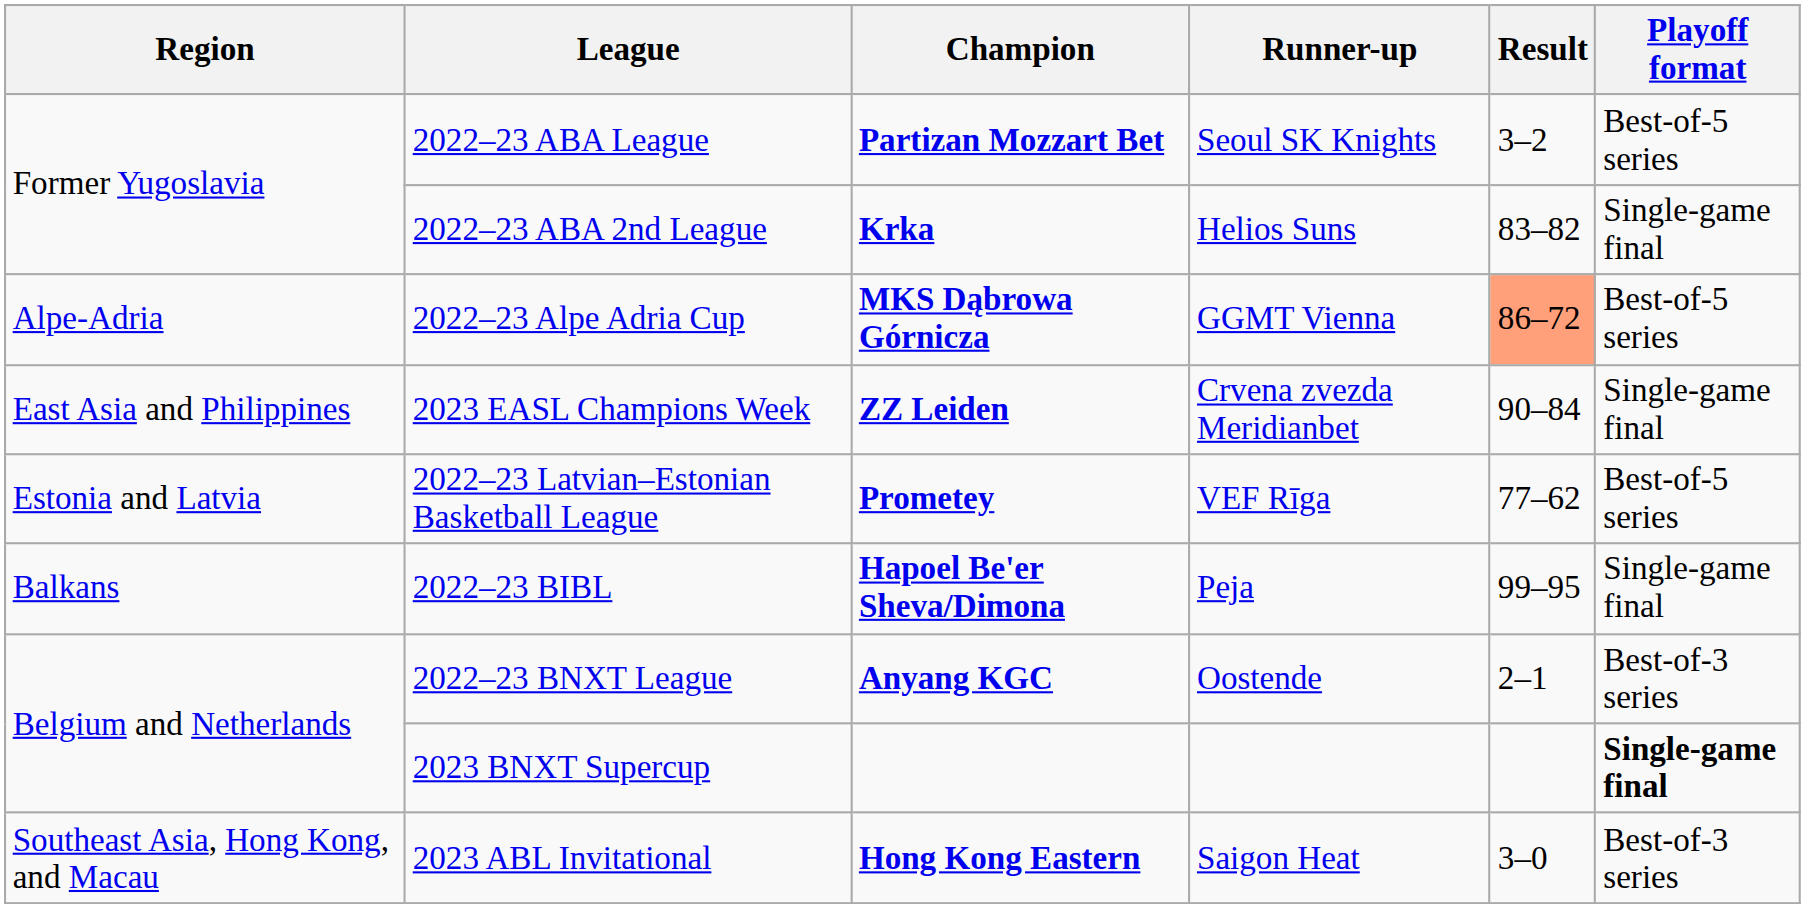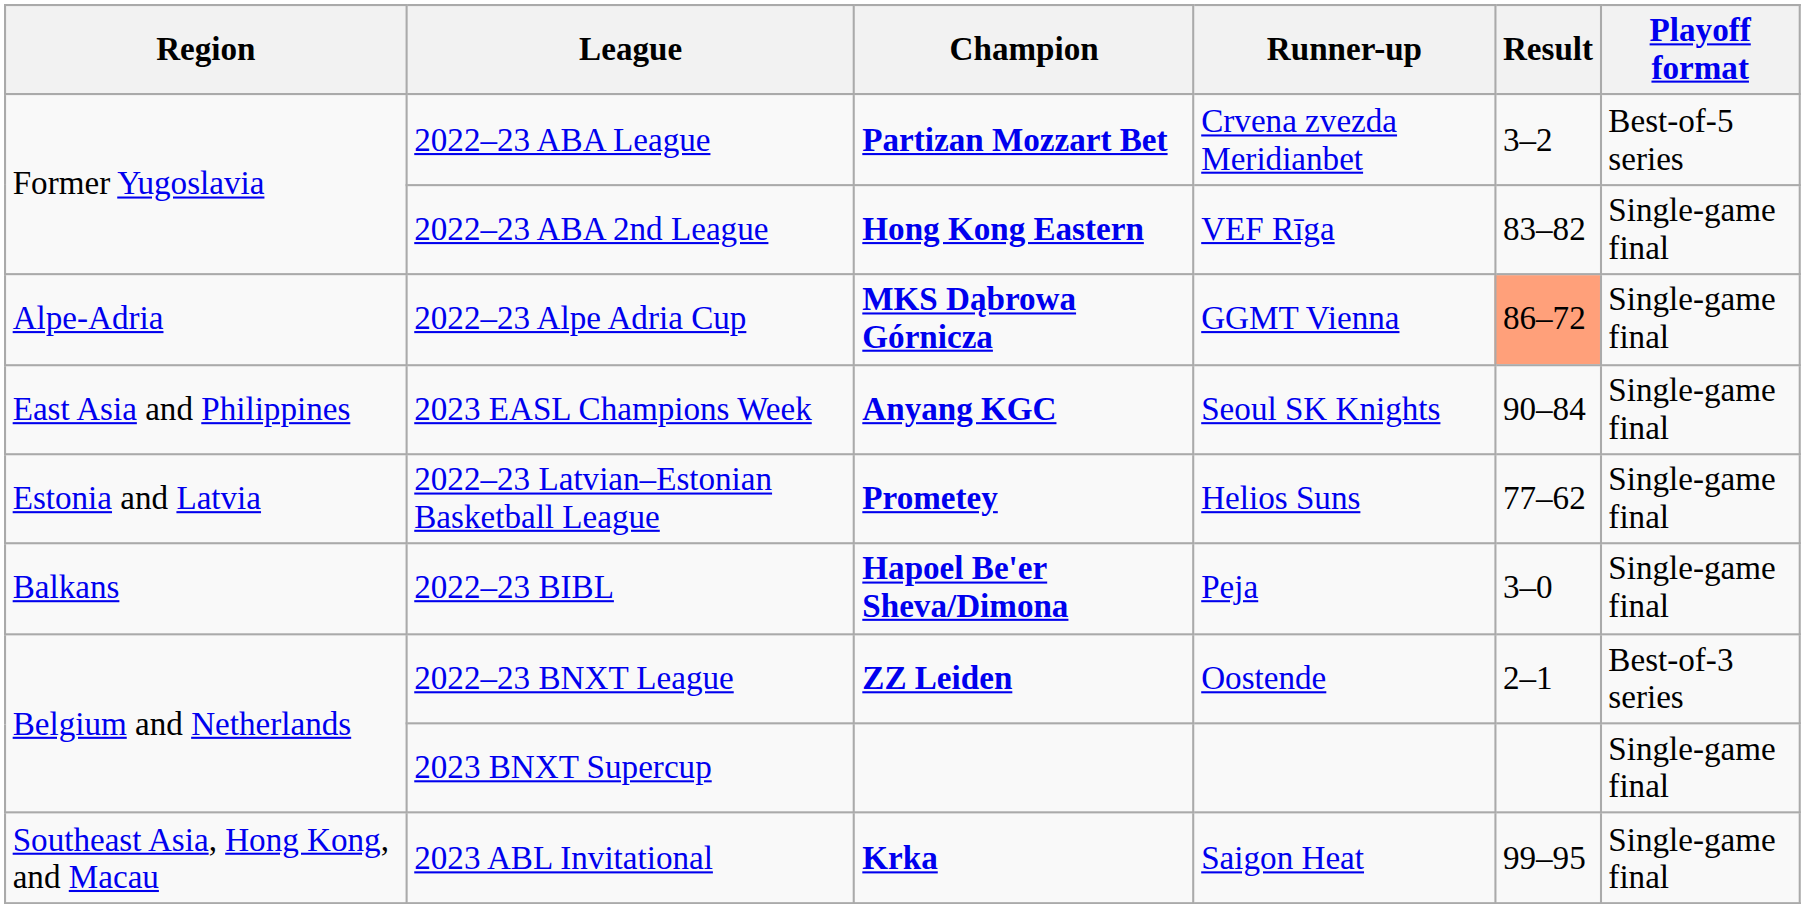(1317, 139) Seoul SK Knights -> (1299, 139) Crvena zvezda Meridianbet
(897, 228) Krka -> (1003, 228) Hong Kong Eastern
(1277, 228) Helios Suns -> (1268, 228) VEF Rīga
(1666, 318) Best-of-5 series -> (1692, 318) Single-game final
(934, 408) ZZ Leiden -> (959, 408) Anyang KGC
(1295, 408) Crvena zvezda Meridianbet -> (1321, 408) Seoul SK Knights
(1264, 498) VEF Rīga -> (1281, 498) Helios Suns
(1666, 498) Best-of-5 series -> (1692, 498) Single-game final
(1539, 588) 99–95 -> (1528, 588) 3–0
(956, 677) Anyang KGC -> (937, 677) ZZ Leiden
(1690, 767) bold -> (1692, 767) normal
(1000, 857) Hong Kong Eastern -> (900, 857) Krka
(1523, 857) 3–0 -> (1544, 857) 99–95
(1666, 857) Best-of-3 series -> (1692, 857) Single-game final
